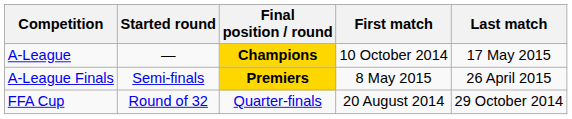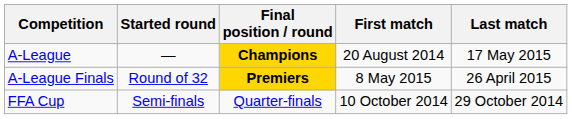(394, 55) 10 October 2014 -> (394, 55) 20 August 2014
(168, 78) Semi-finals -> (168, 78) Round of 32
(168, 101) Round of 32 -> (168, 101) Semi-finals
(394, 101) 20 August 2014 -> (394, 101) 10 October 2014
